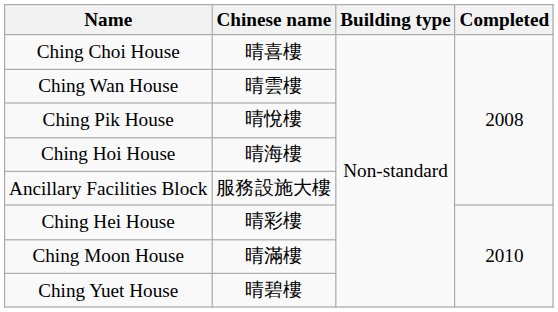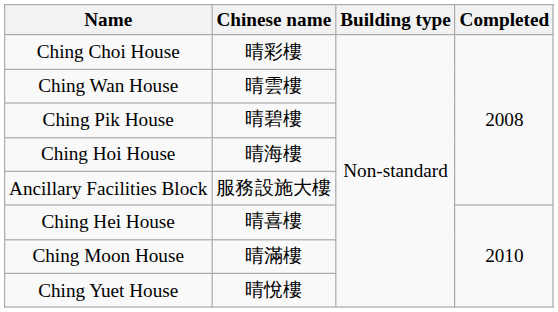(274, 51) 晴喜樓 -> (274, 51) 晴彩樓
(274, 119) 晴悅樓 -> (274, 119) 晴碧樓
(274, 221) 晴彩樓 -> (274, 221) 晴喜樓
(274, 289) 晴碧樓 -> (274, 289) 晴悅樓
